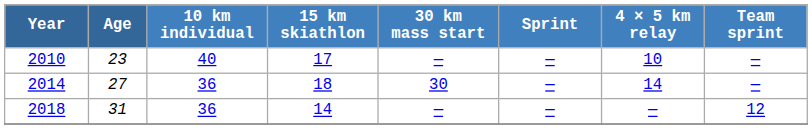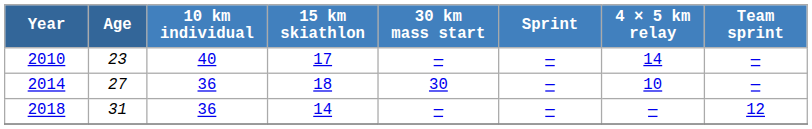(653, 61) 10 -> (653, 61) 14
(653, 86) 14 -> (653, 86) 10
